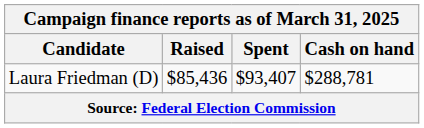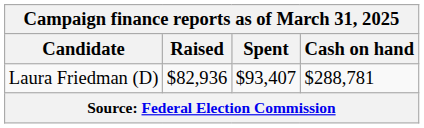(197, 78) $85,436 -> (197, 78) $82,936
